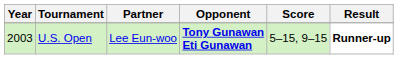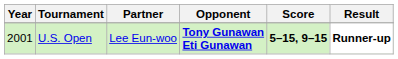(20, 38) 2003 -> (20, 38) 2001
(298, 38) normal -> (298, 38) bold
